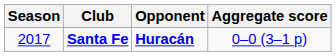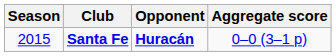(34, 39) 2017 -> (34, 39) 2015
